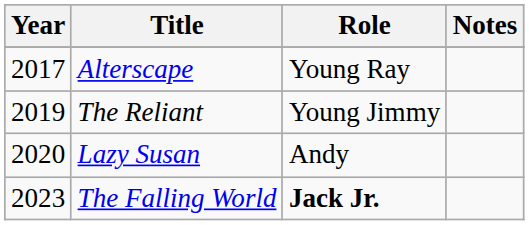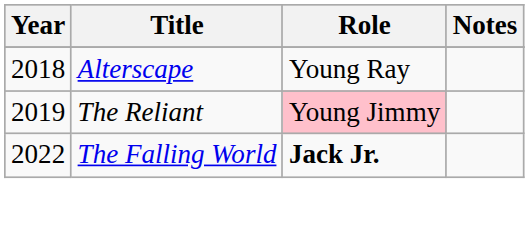(38, 68) 2017 -> (38, 68) 2018
(365, 111) no background -> (365, 111) pink background
- row: (139, 154)
(38, 197) 2023 -> (38, 154) 2022
